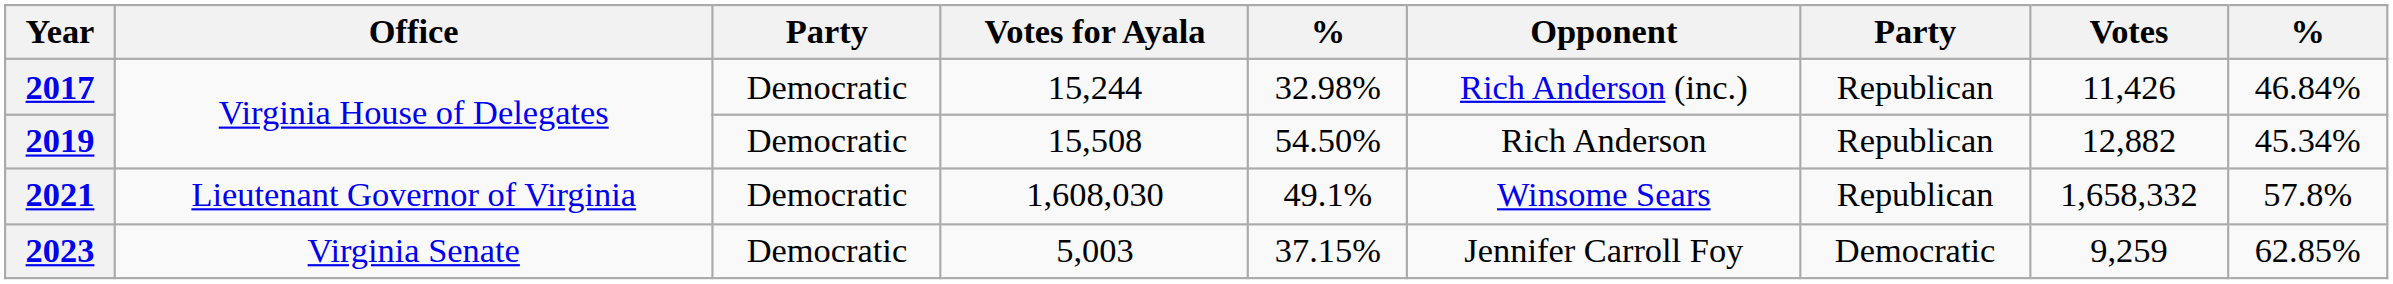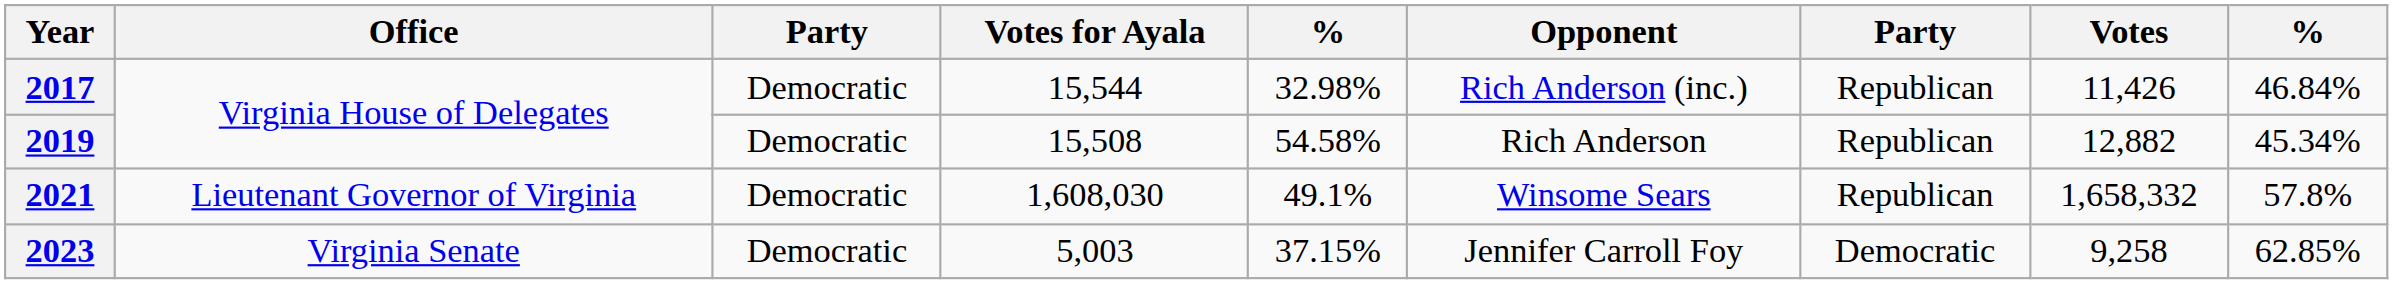(1095, 86) 15,244 -> (1095, 86) 15,544
(1328, 140) 54.50% -> (1328, 140) 54.58%
(2129, 250) 9,259 -> (2129, 250) 9,258
